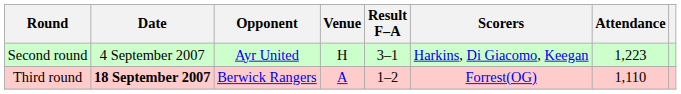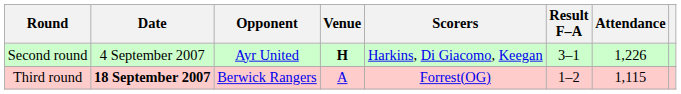columns swapped: (387, 24) <-> (501, 24)
(342, 54) normal -> (342, 54) bold
(630, 54) 1,223 -> (630, 54) 1,226
(630, 77) 1,110 -> (630, 77) 1,115
